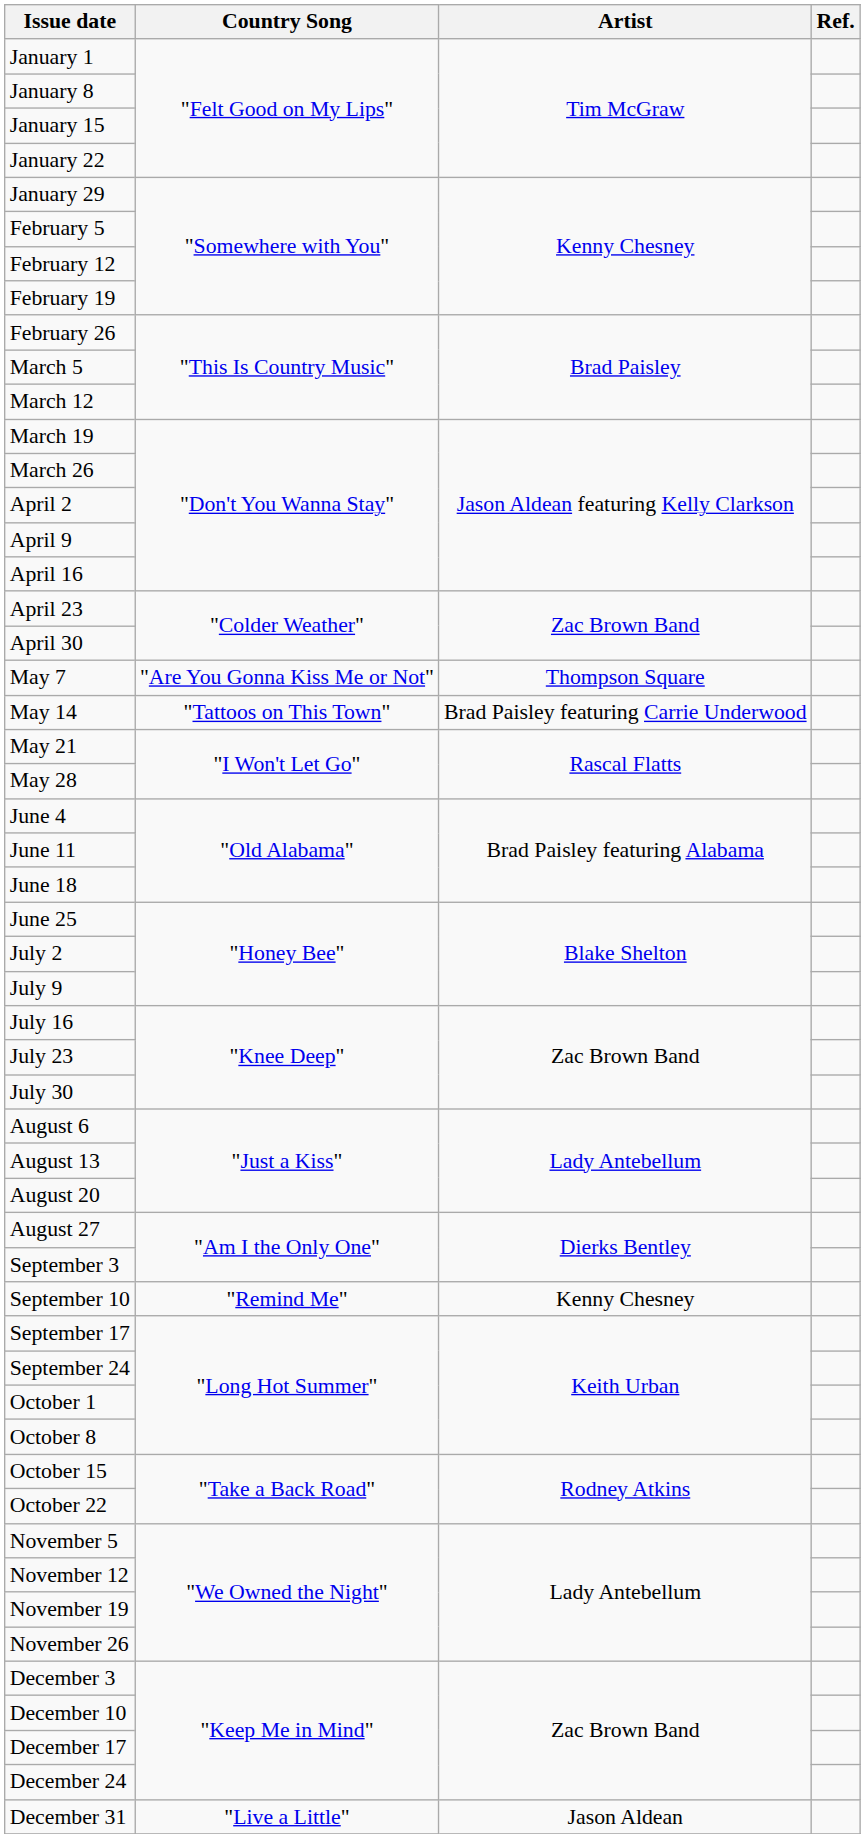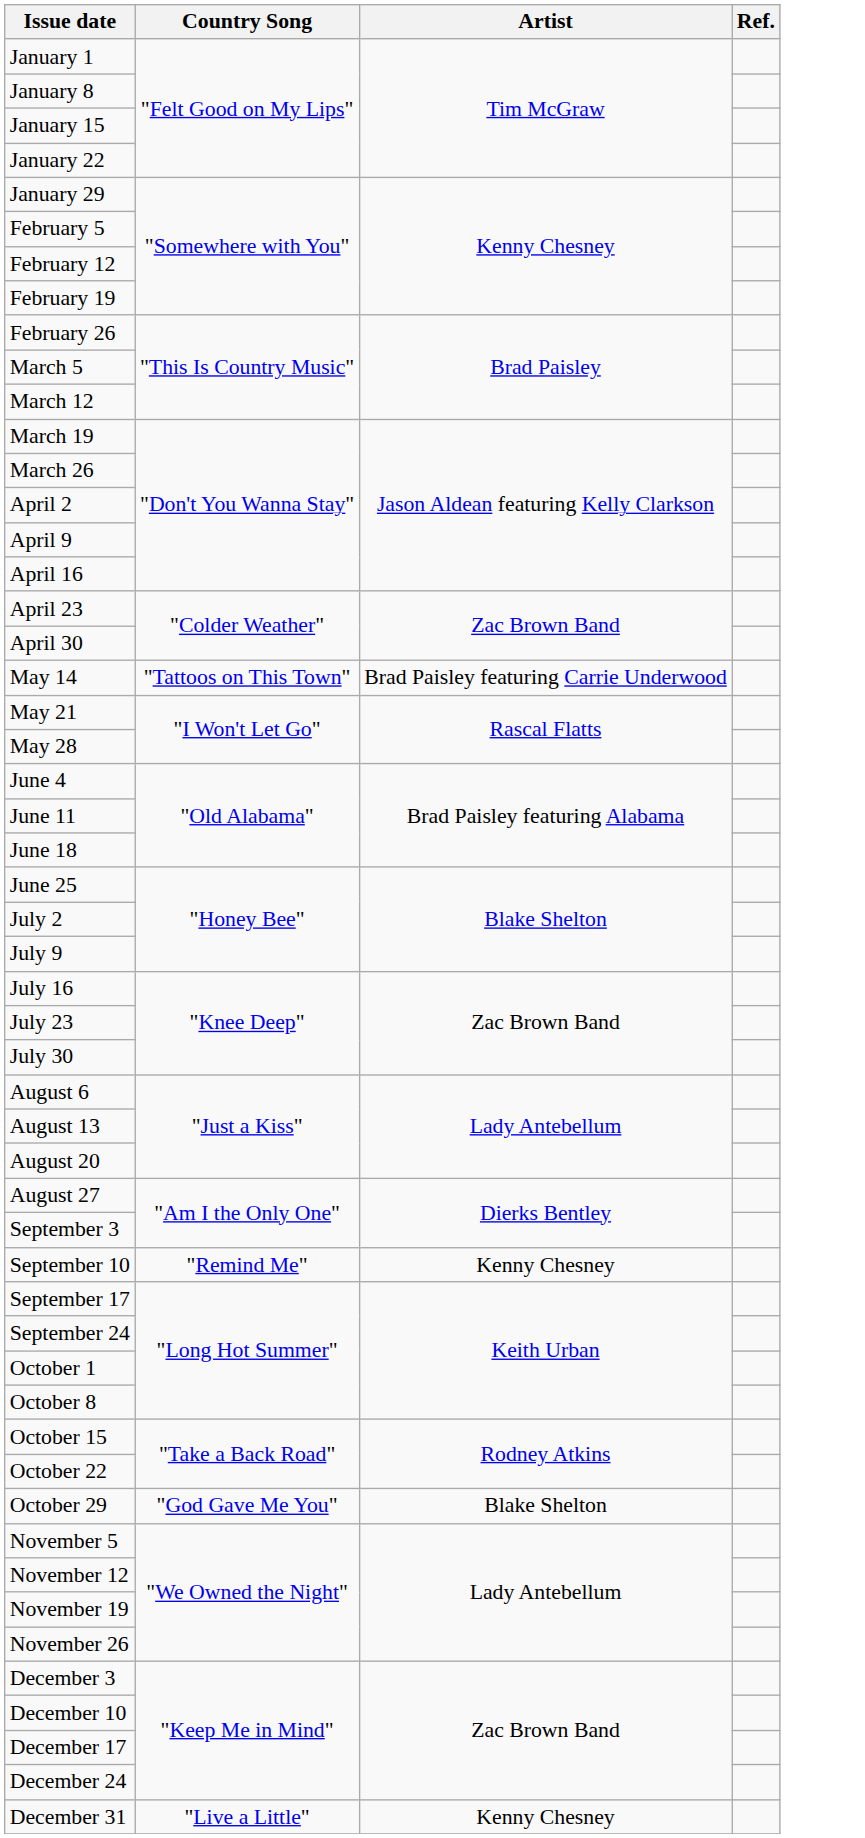- row: (38, 677)
+ row: (58, 1505)
(625, 1816) Jason Aldean -> (546, 1816) Kenny Chesney
